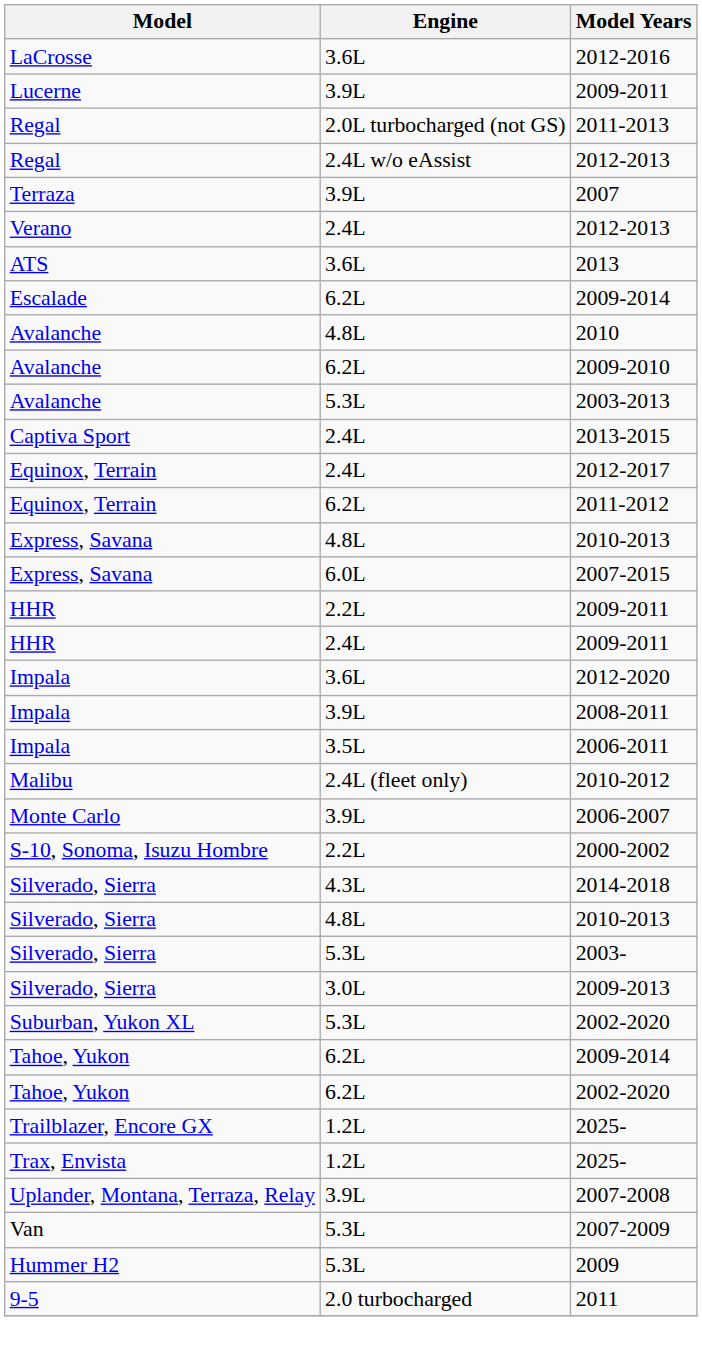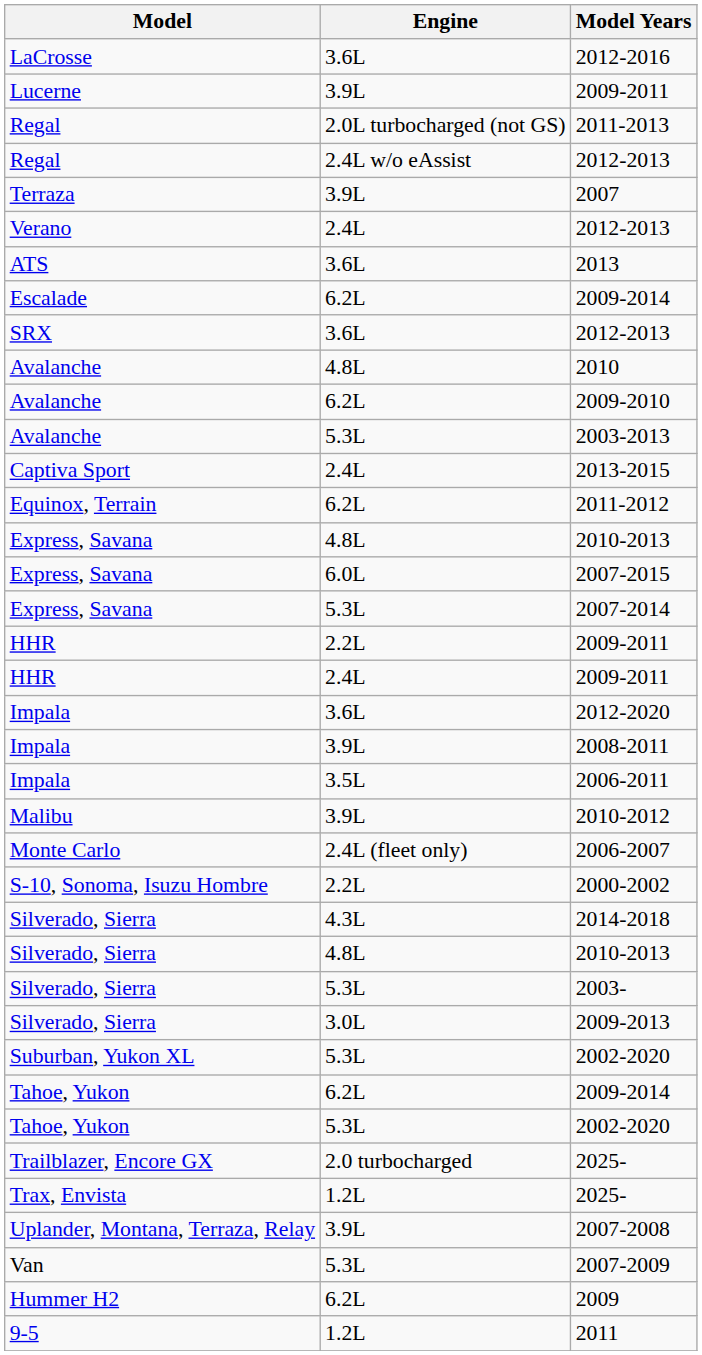+ row: (31, 332)
- row: (83, 470)
+ row: (81, 608)
(396, 780) 2.4L (fleet only) -> (345, 815) 3.9L
(345, 815) 3.9L -> (396, 849) 2.4L (fleet only)
(345, 1091) 6.2L -> (345, 1126) 5.3L
(345, 1126) 1.2L -> (399, 1160) 2.0 turbocharged
(345, 1264) 5.3L -> (345, 1298) 6.2L
(399, 1298) 2.0 turbocharged -> (345, 1333) 1.2L
